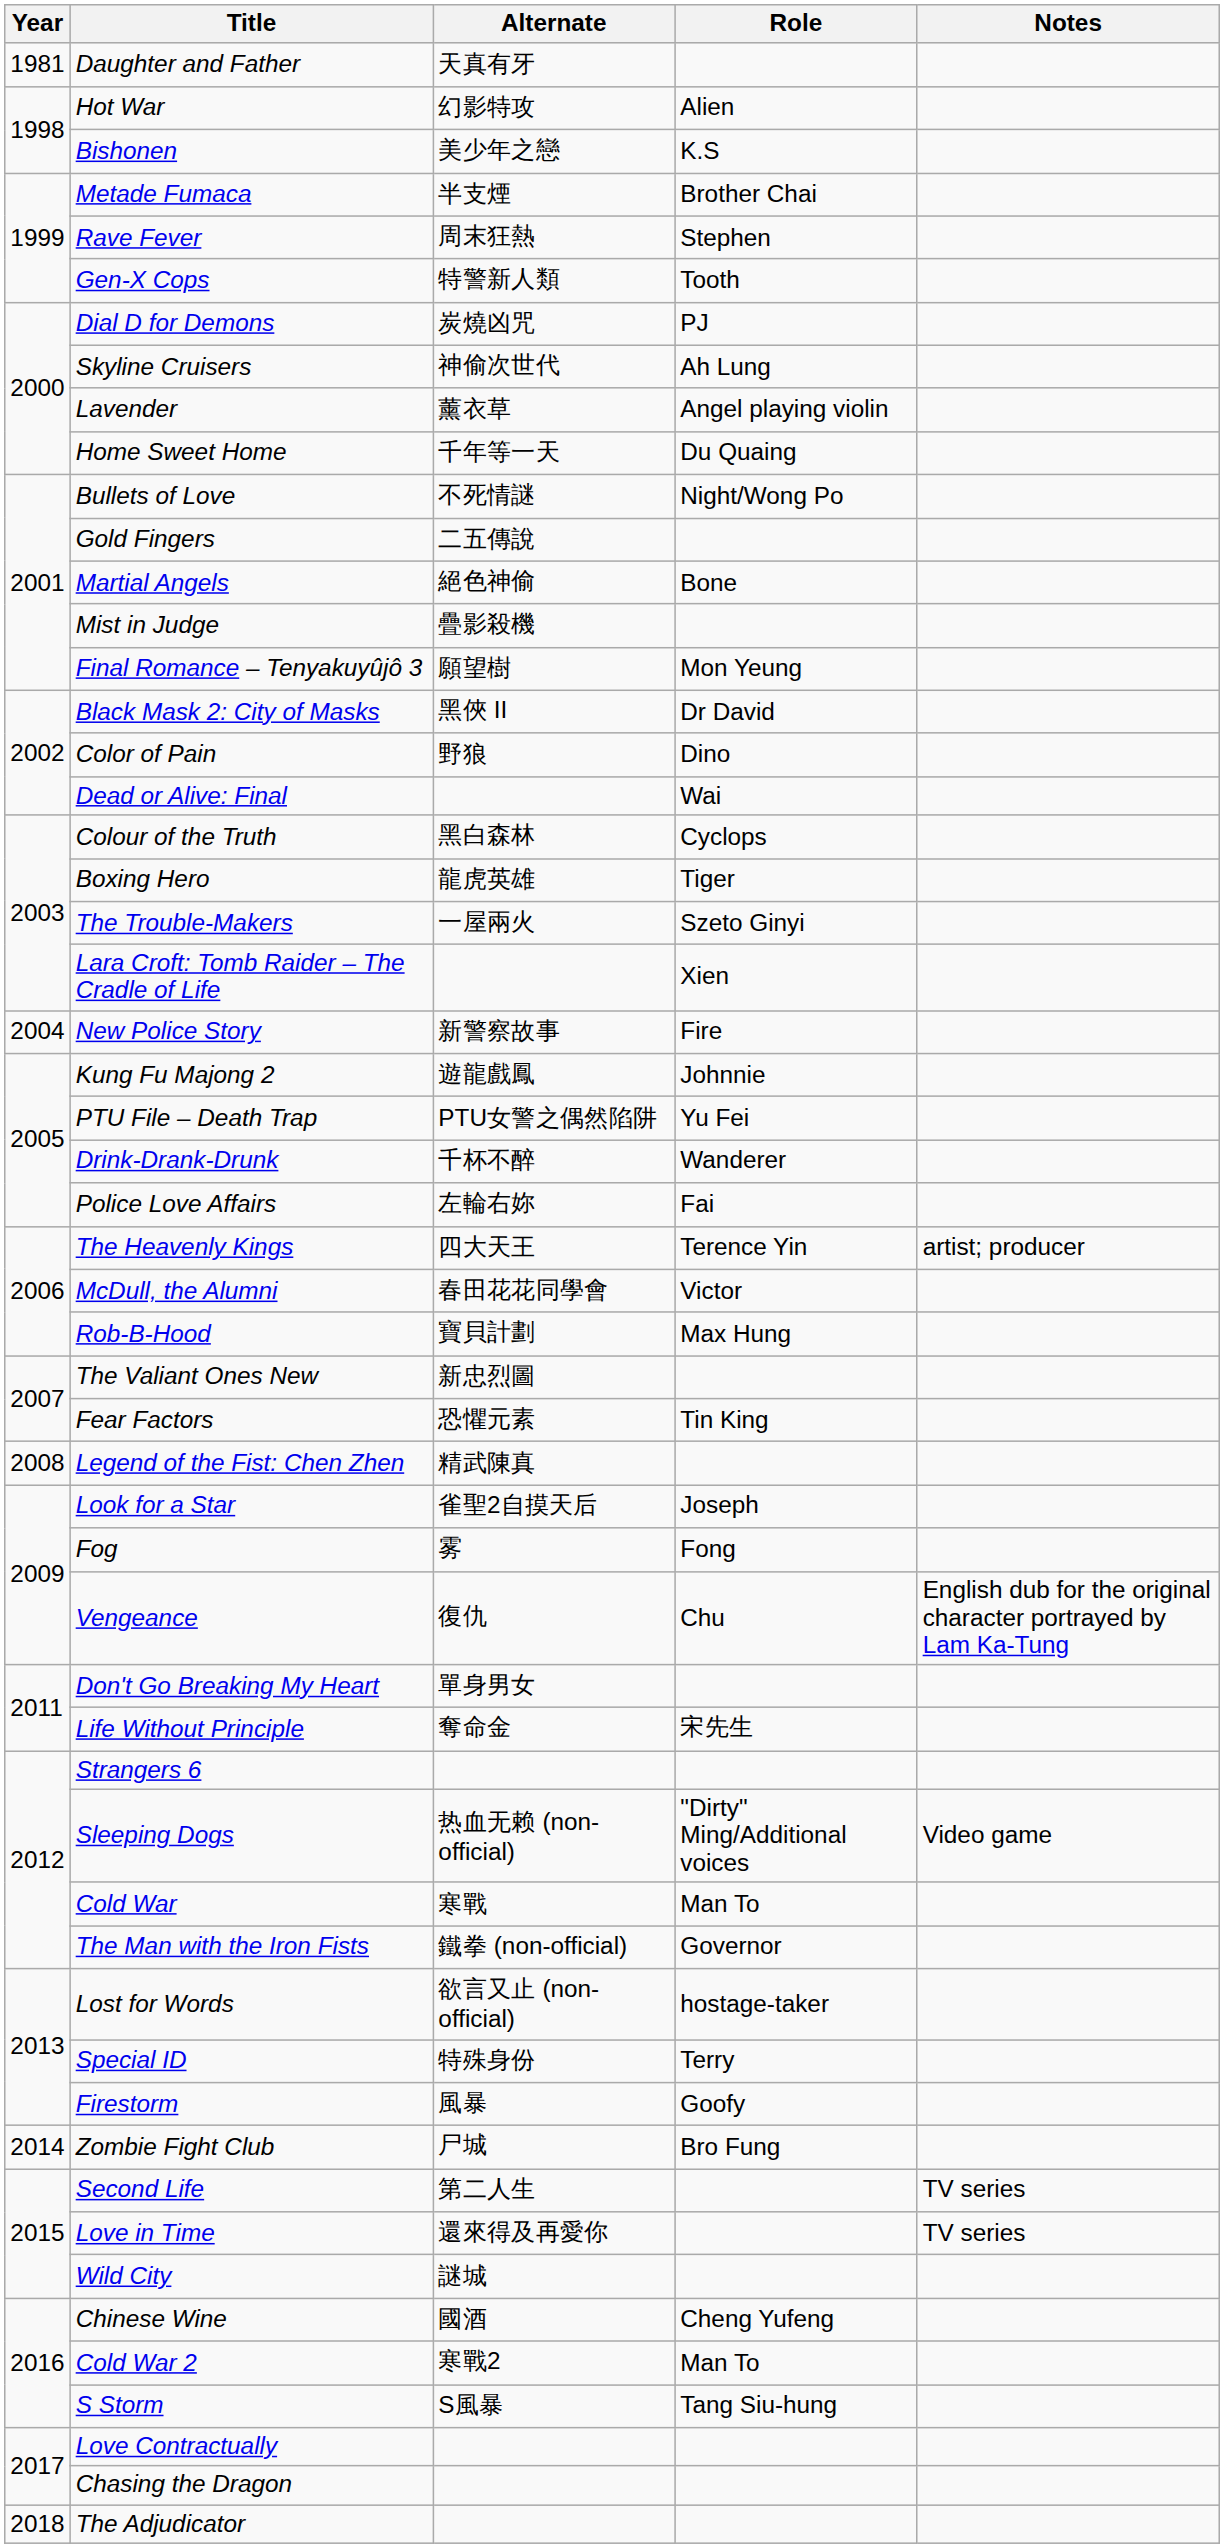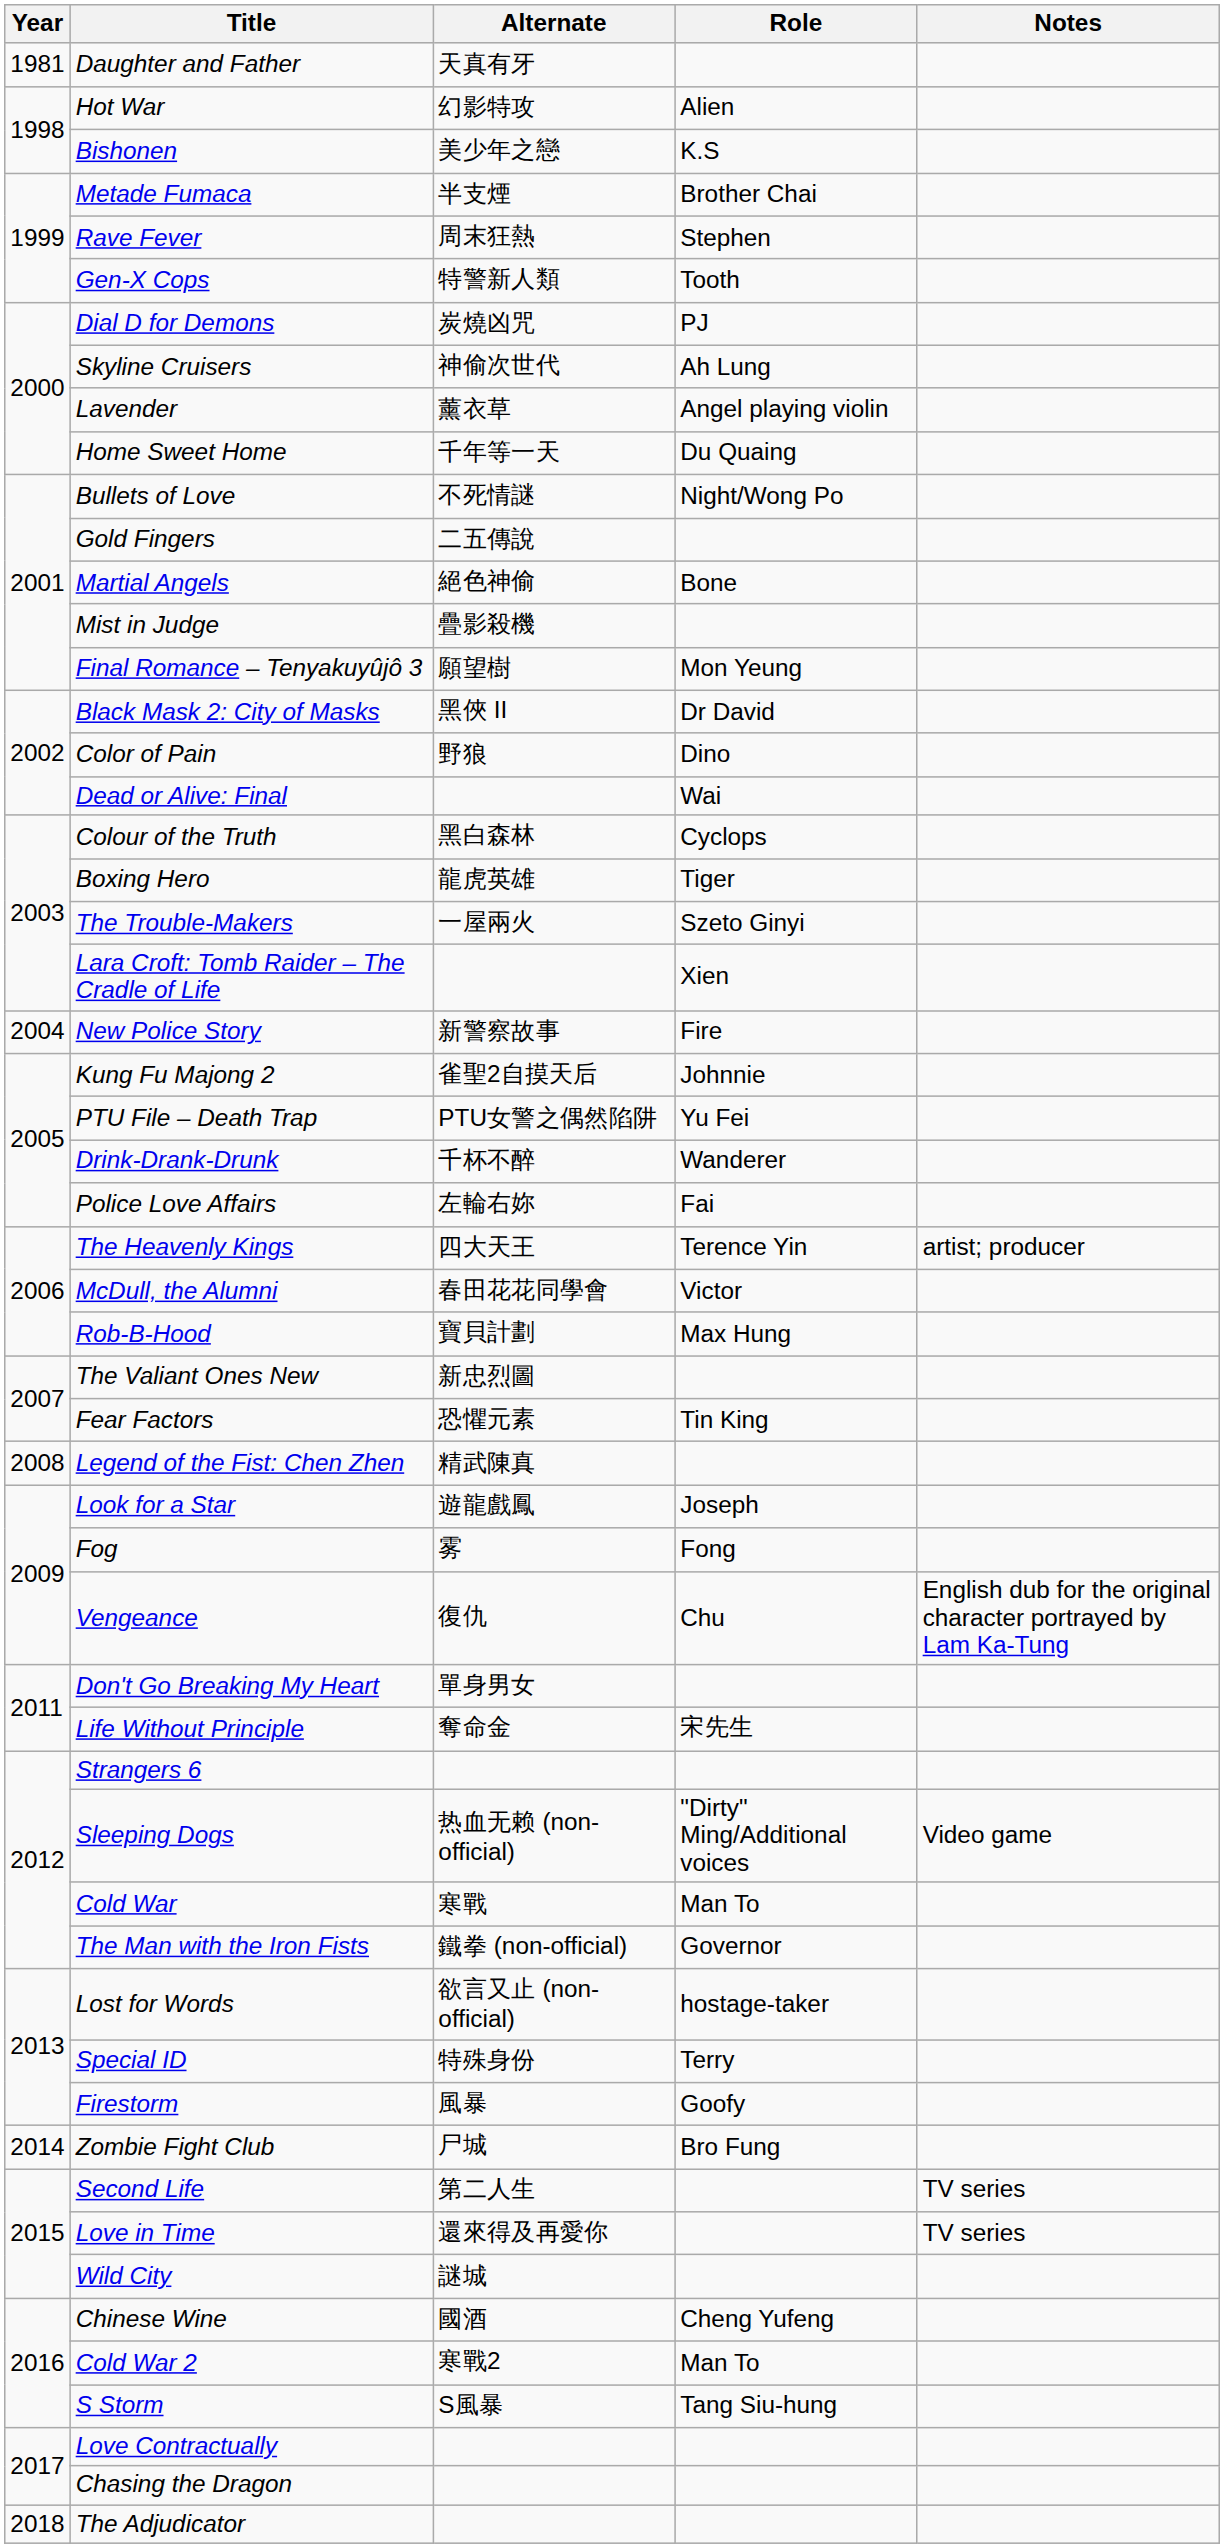(487, 1074) 遊龍戲鳳 -> (518, 1074) 雀聖2自摸天后
(518, 1505) 雀聖2自摸天后 -> (487, 1505) 遊龍戲鳳
